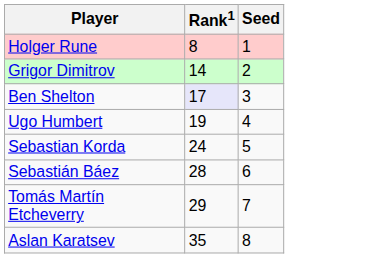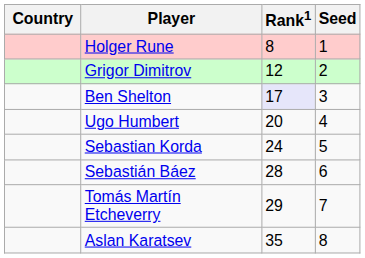+ column: (43, 19)
(198, 71) 14 -> (274, 71) 12
(198, 121) 19 -> (274, 121) 20
